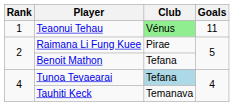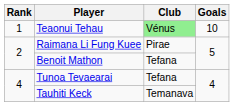(212, 28) 11 -> (212, 28) 10
(161, 77) lightblue background -> (161, 77) no background
